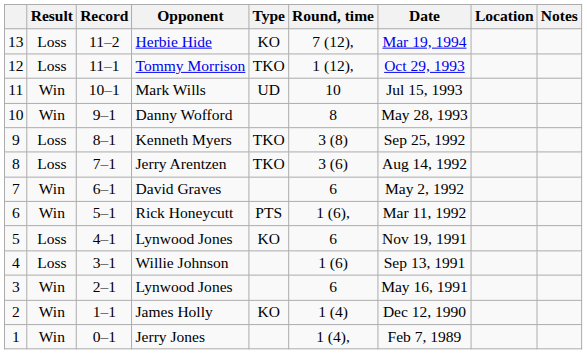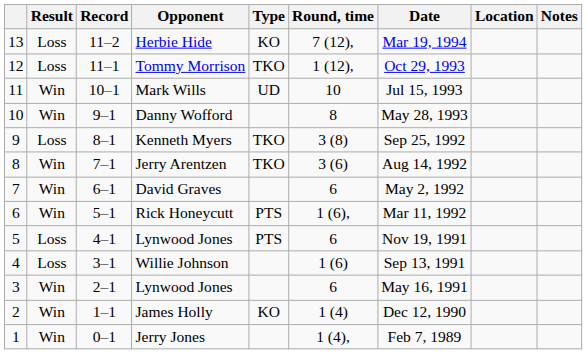(52, 164) Loss -> (52, 164) Win
(269, 238) KO -> (269, 238) PTS
